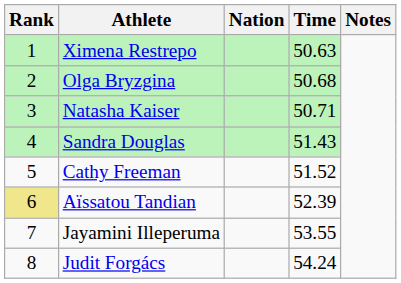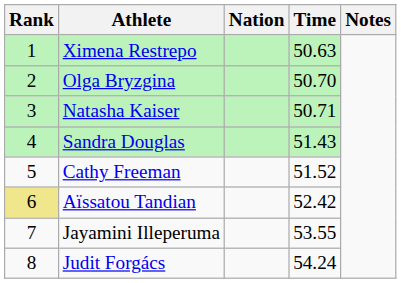(315, 80) 50.68 -> (315, 80) 50.70
(315, 202) 52.39 -> (315, 202) 52.42
